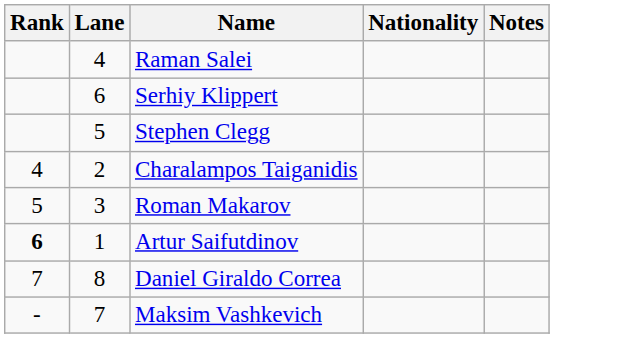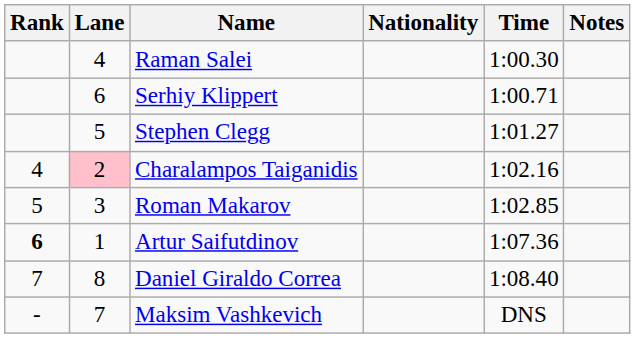+ column: (524, 22)
(99, 168) no background -> (99, 168) pink background
